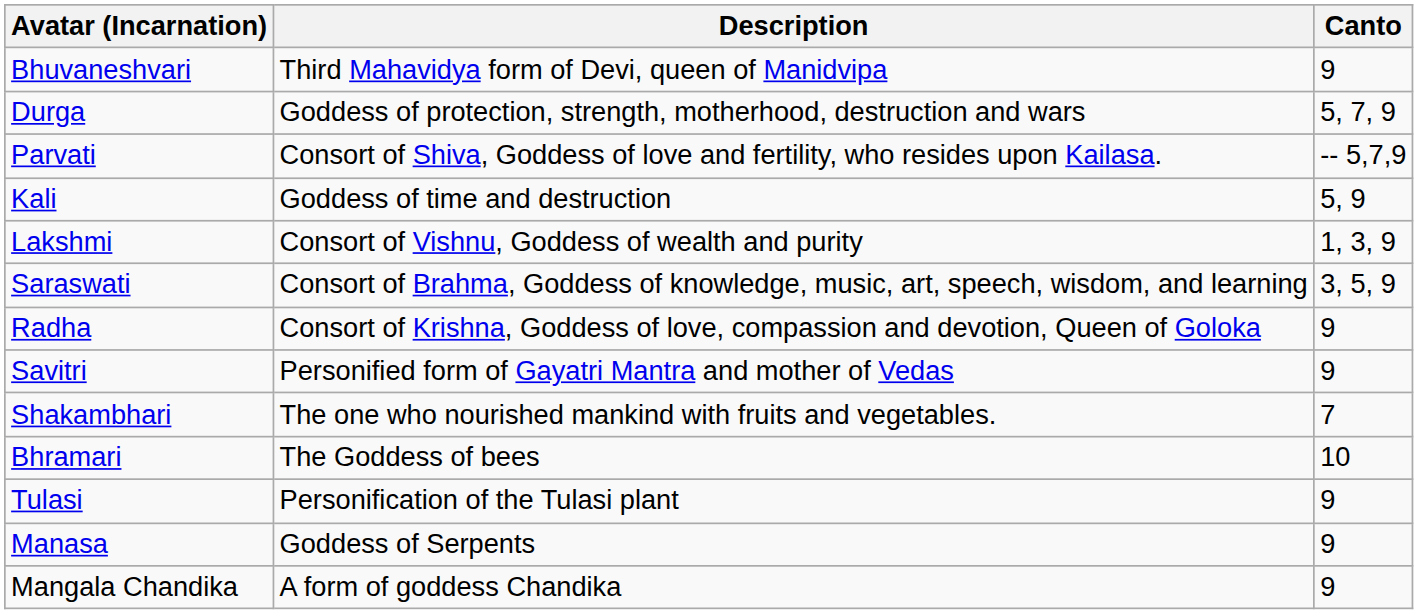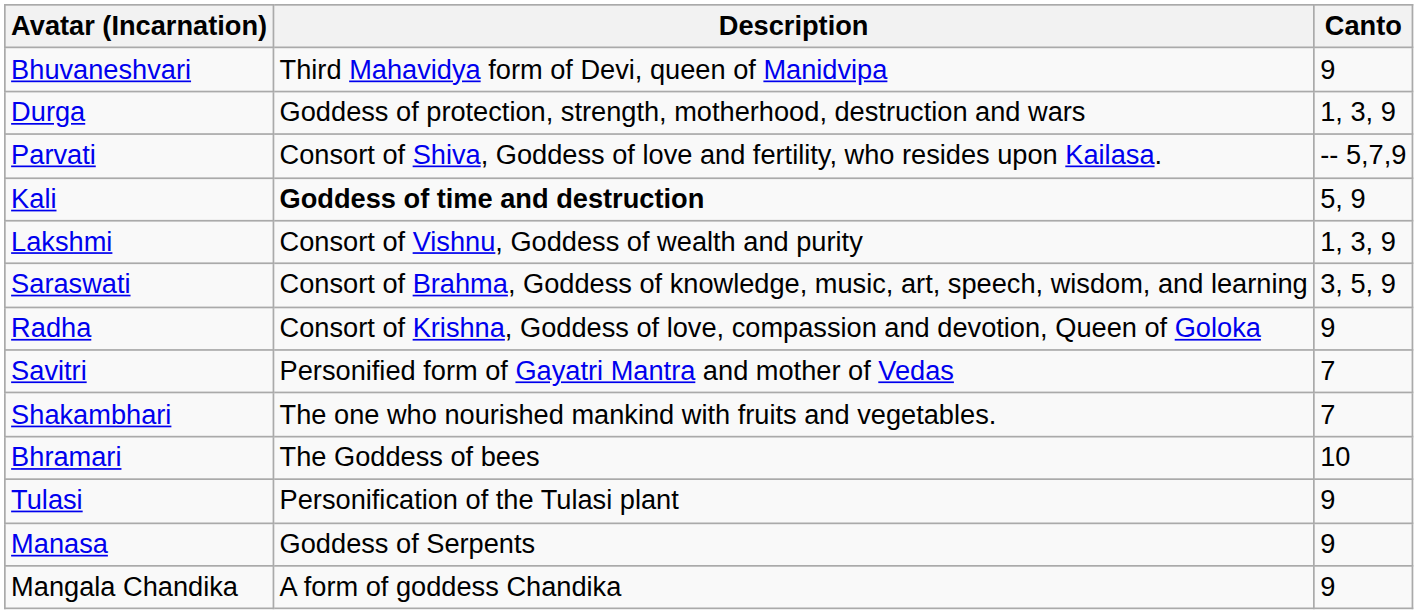(1358, 112) 5, 7, 9 -> (1358, 112) 1, 3, 9
(475, 198) normal -> (492, 198) bold
(1328, 371) 9 -> (1328, 371) 7
